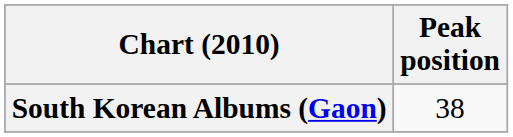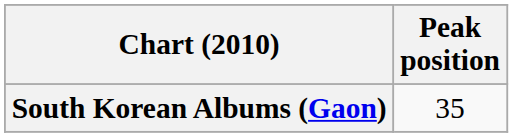(450, 107) 38 -> (450, 107) 35
